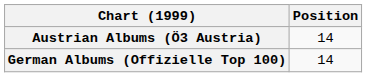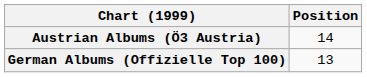(326, 60) 14 -> (326, 60) 13
